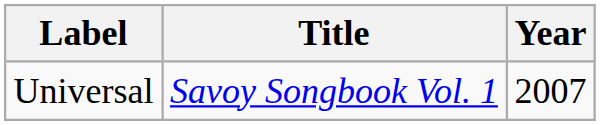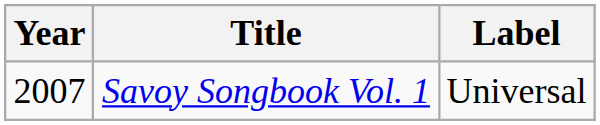columns swapped: (550, 33) <-> (83, 33)
